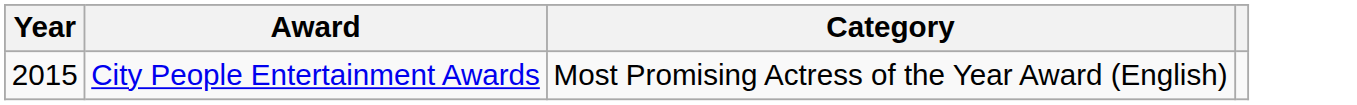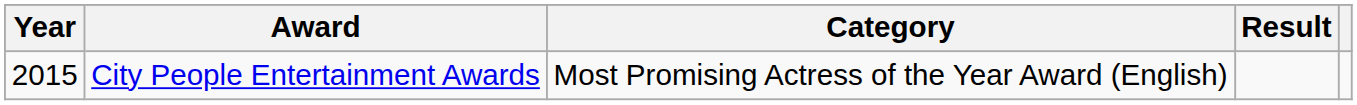+ column: (1286, 27)
